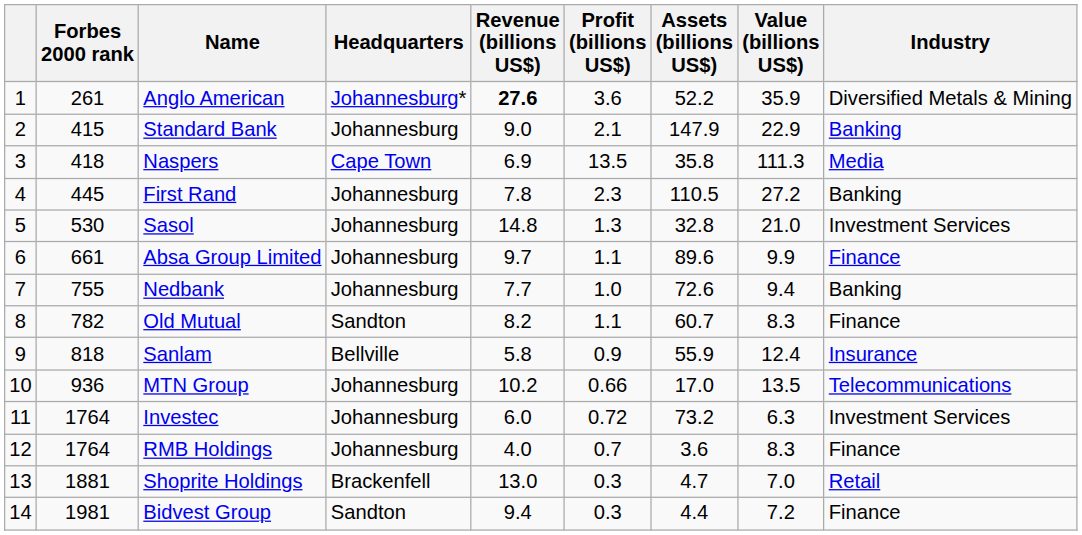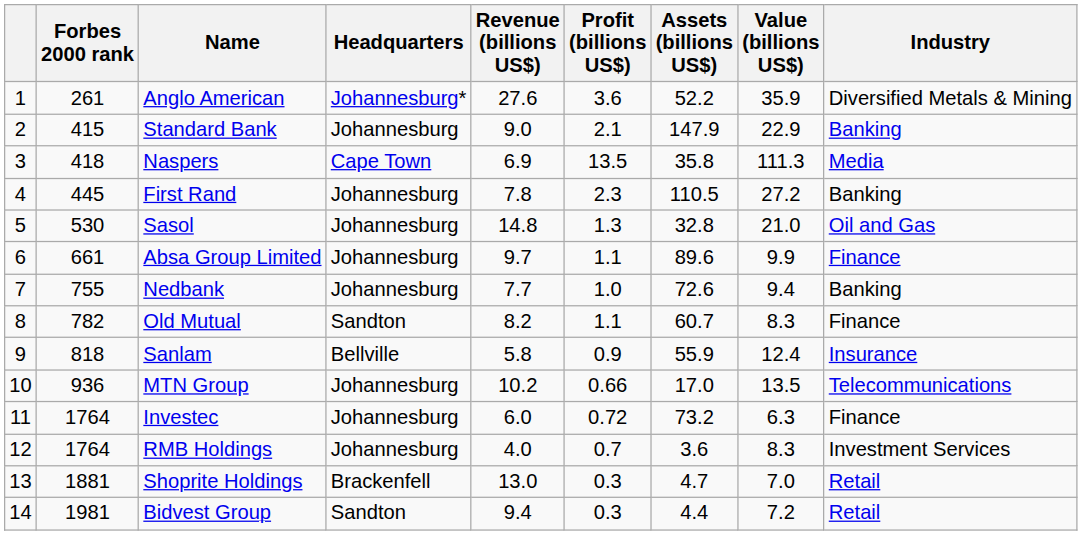(518, 97) bold -> (518, 97) normal
(920, 225) Investment Services -> (882, 225) Oil and Gas
(920, 417) Investment Services -> (865, 417) Finance
(865, 449) Finance -> (920, 449) Investment Services
(865, 513) Finance -> (855, 513) Retail
